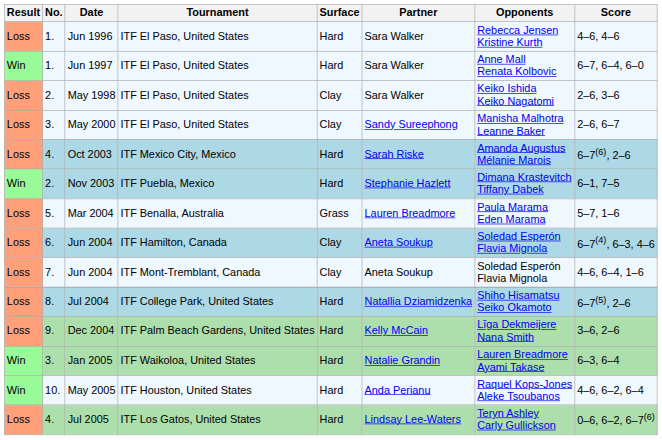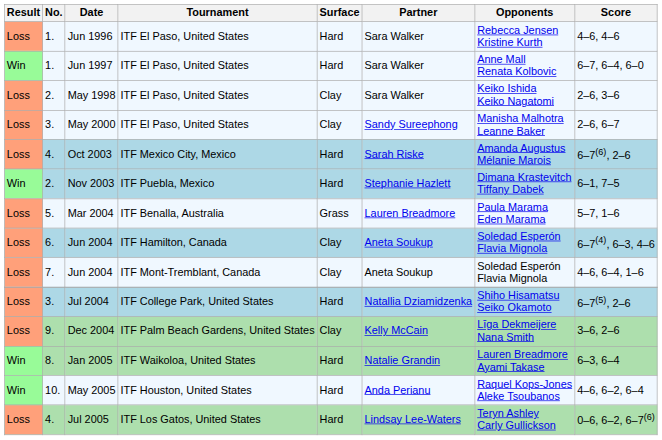(50, 301) 8. -> (50, 301) 3.
(331, 331) Hard -> (330, 331) Clay
(50, 360) 3. -> (50, 360) 8.
